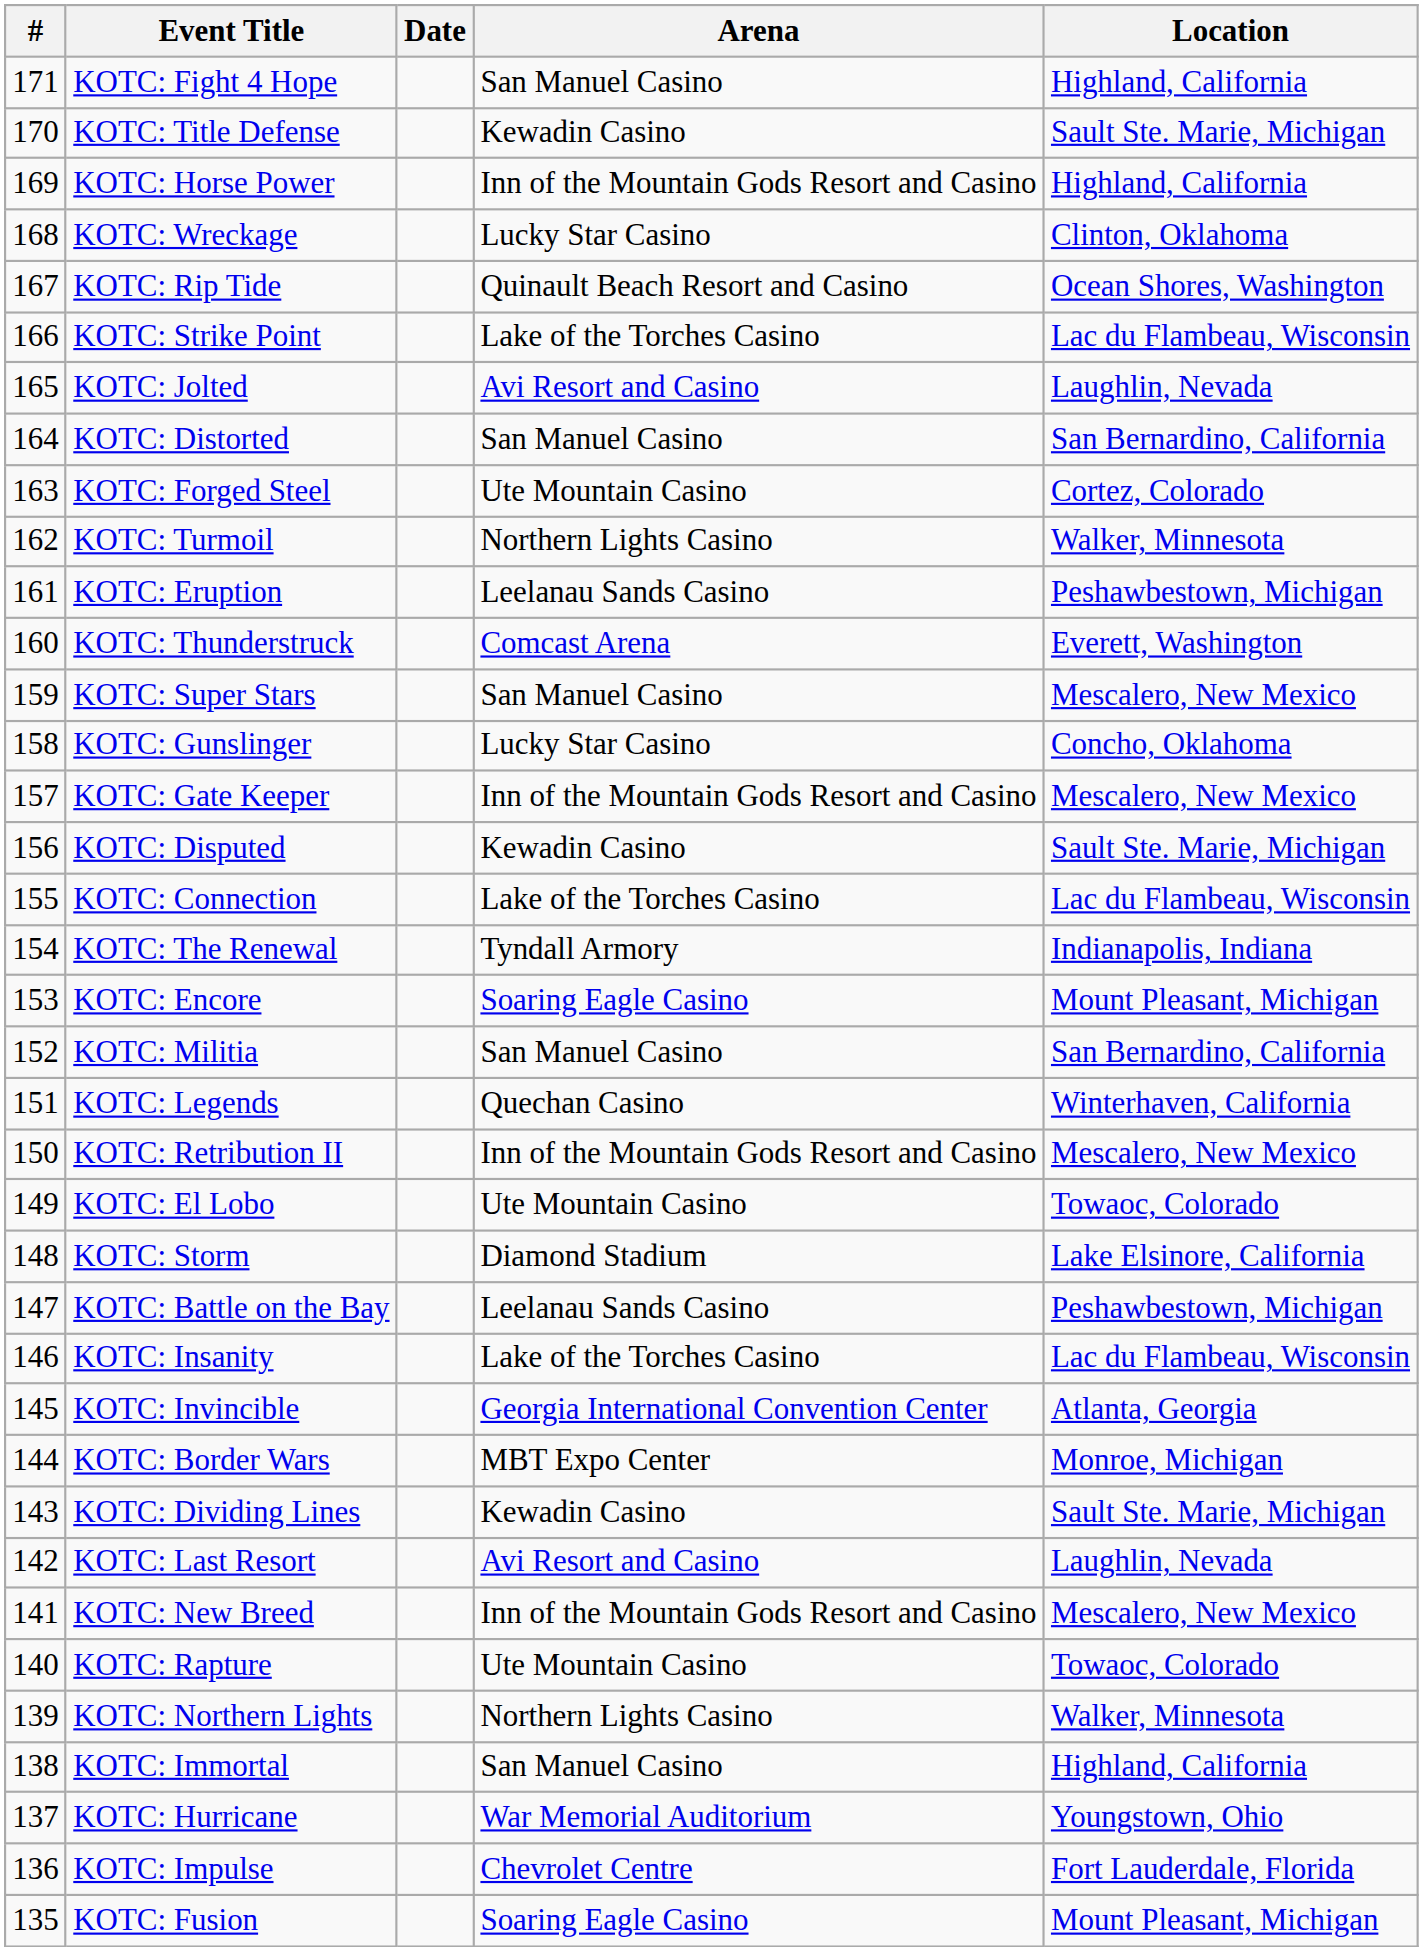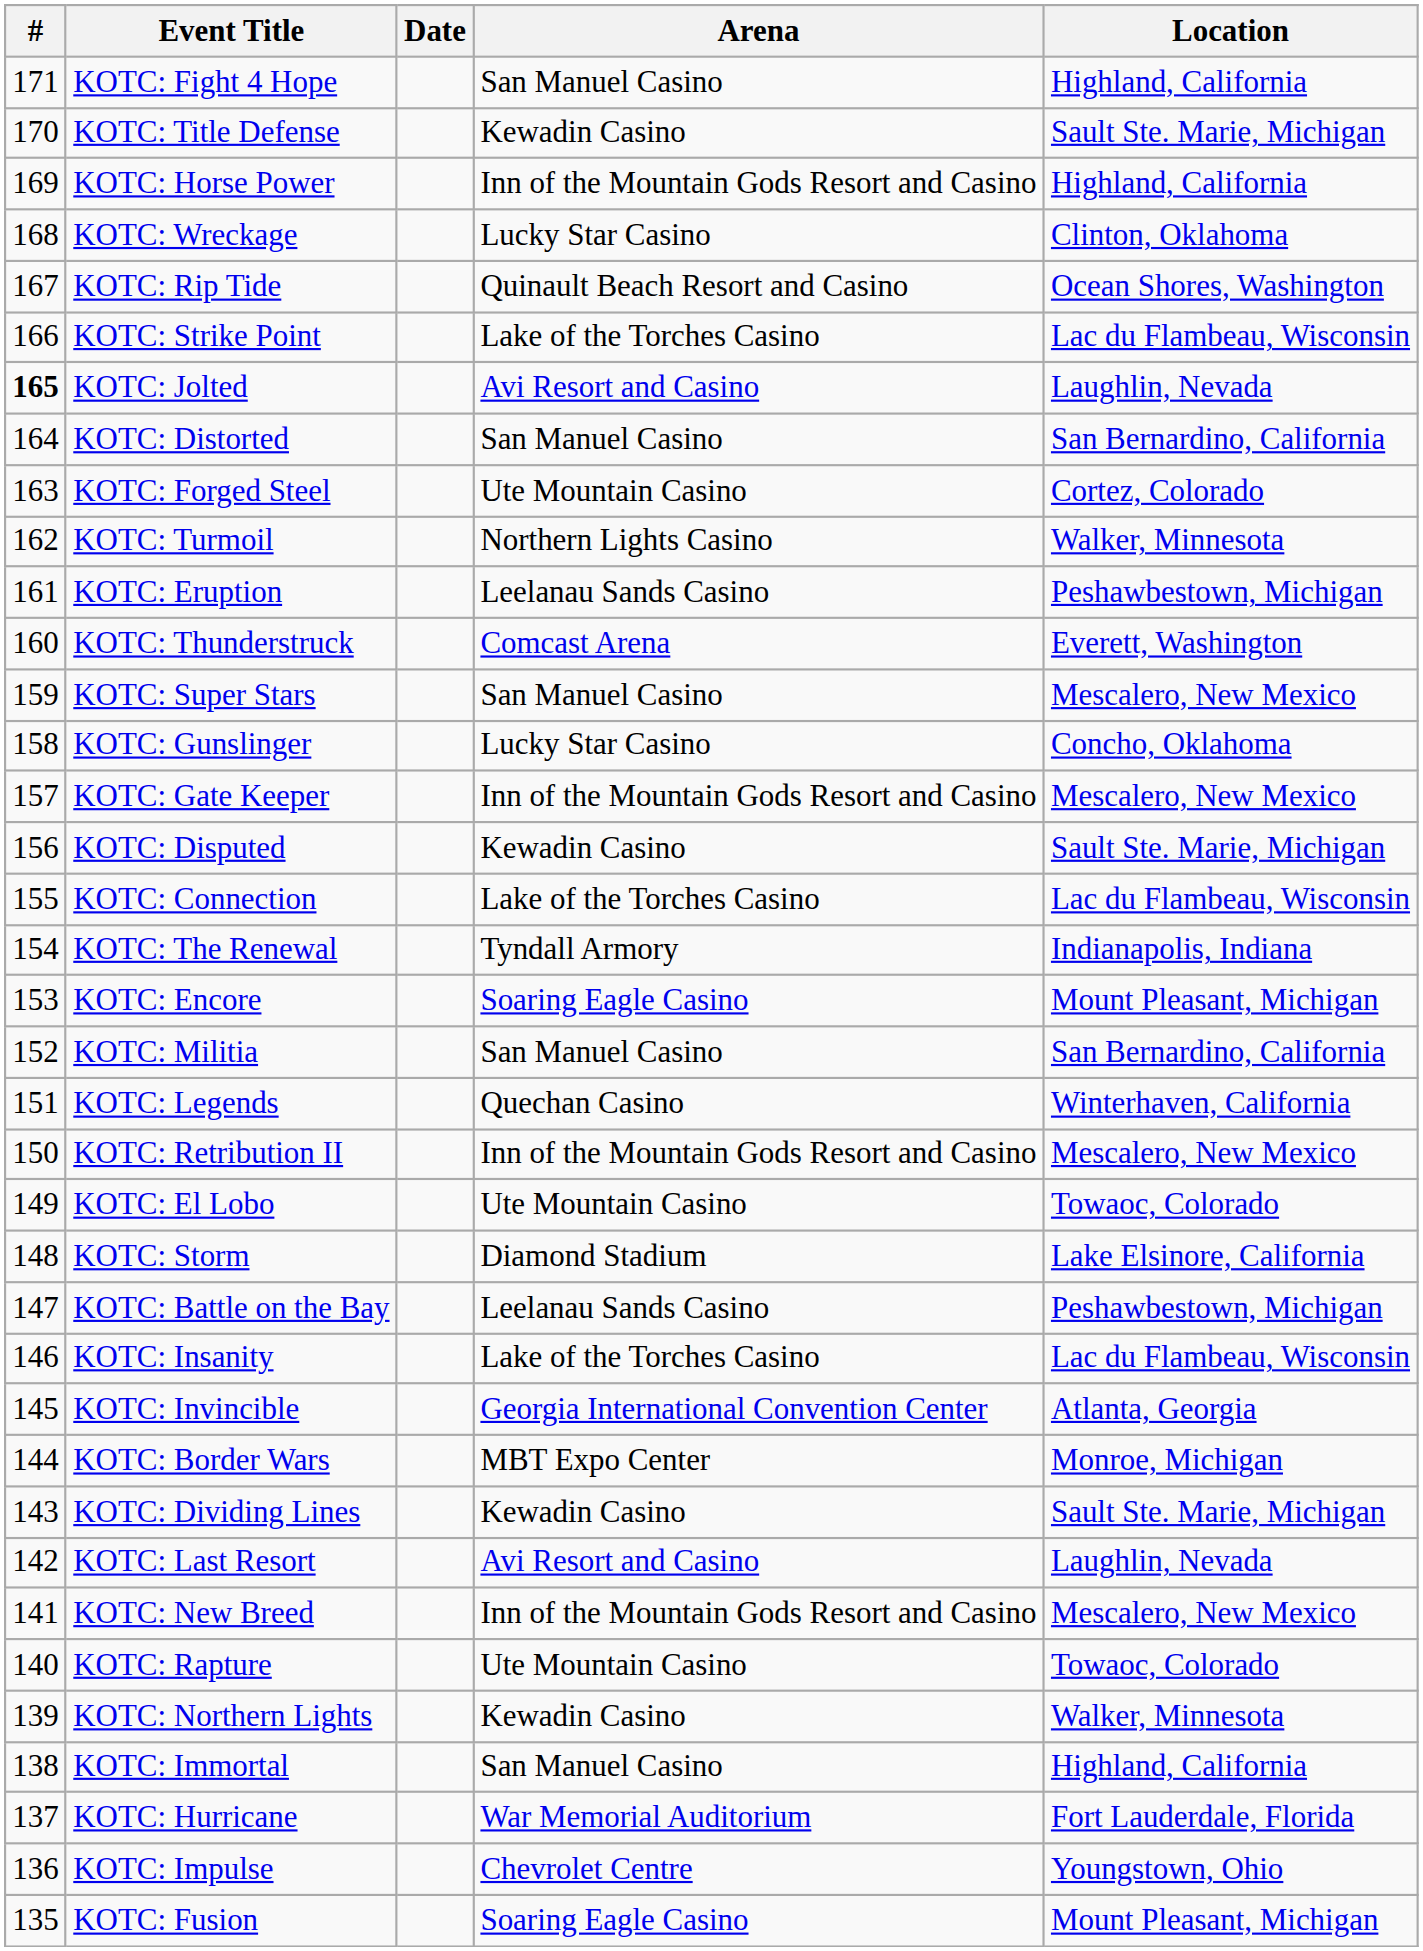(36, 387) normal -> (36, 387) bold
(627, 1715) Northern Lights Casino -> (583, 1715) Kewadin Casino
(1167, 1817) Youngstown, Ohio -> (1203, 1817) Fort Lauderdale, Florida
(1203, 1868) Fort Lauderdale, Florida -> (1167, 1868) Youngstown, Ohio
